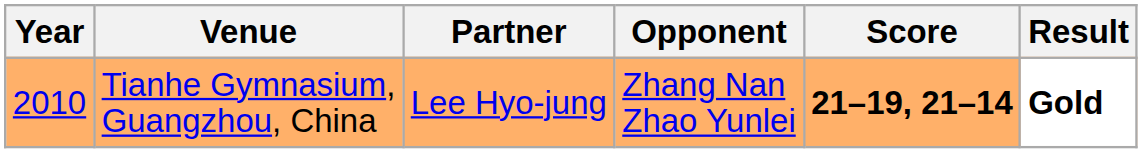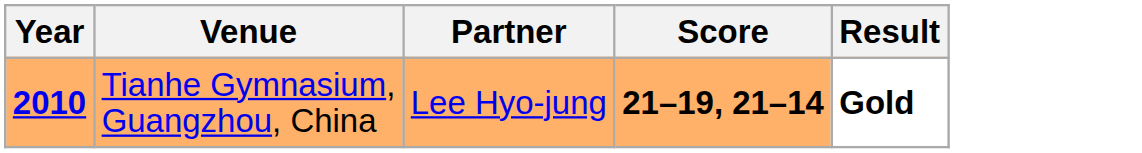- column: (709, 32)
(50, 102) normal -> (50, 102) bold
